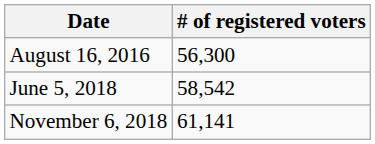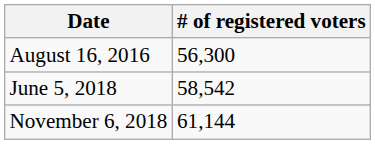(206, 121) 61,141 -> (206, 121) 61,144
